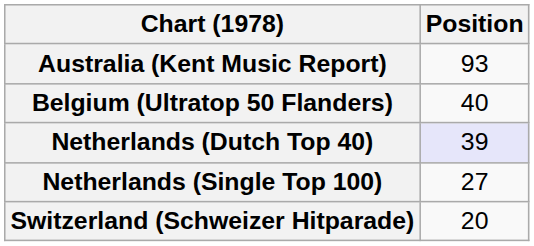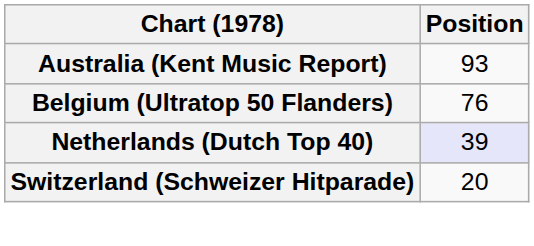(475, 102) 40 -> (475, 102) 76
- row: (212, 181)
